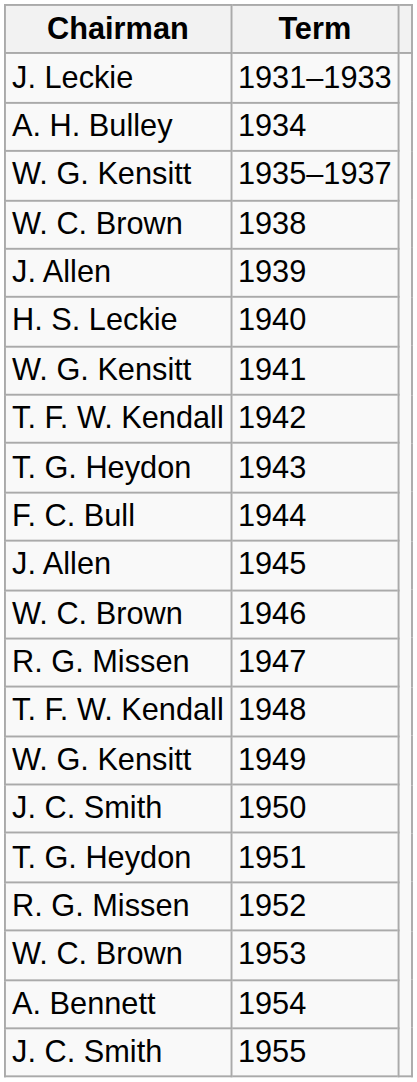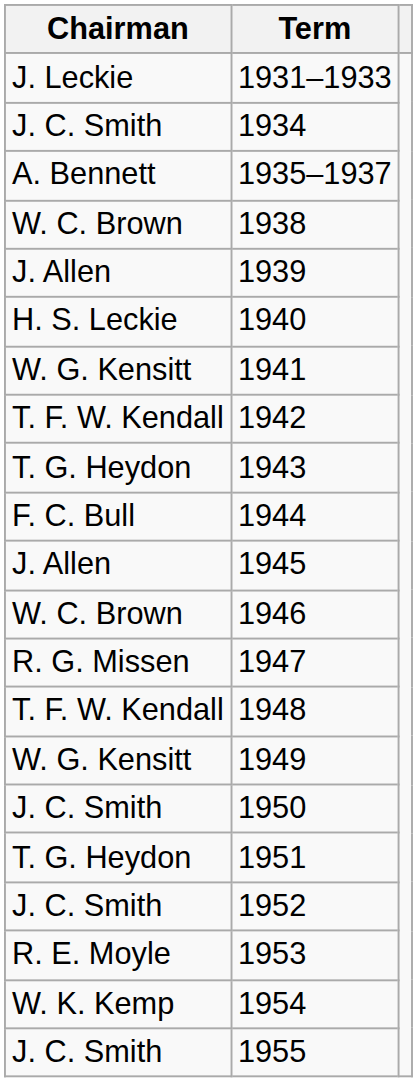(92, 126) A. H. Bulley -> (87, 126) J. C. Smith
(102, 175) W. G. Kensitt -> (84, 175) A. Bennett
(101, 905) R. G. Missen -> (87, 905) J. C. Smith
(97, 954) W. C. Brown -> (91, 954) R. E. Moyle
(84, 1003) A. Bennett -> (93, 1003) W. K. Kemp
